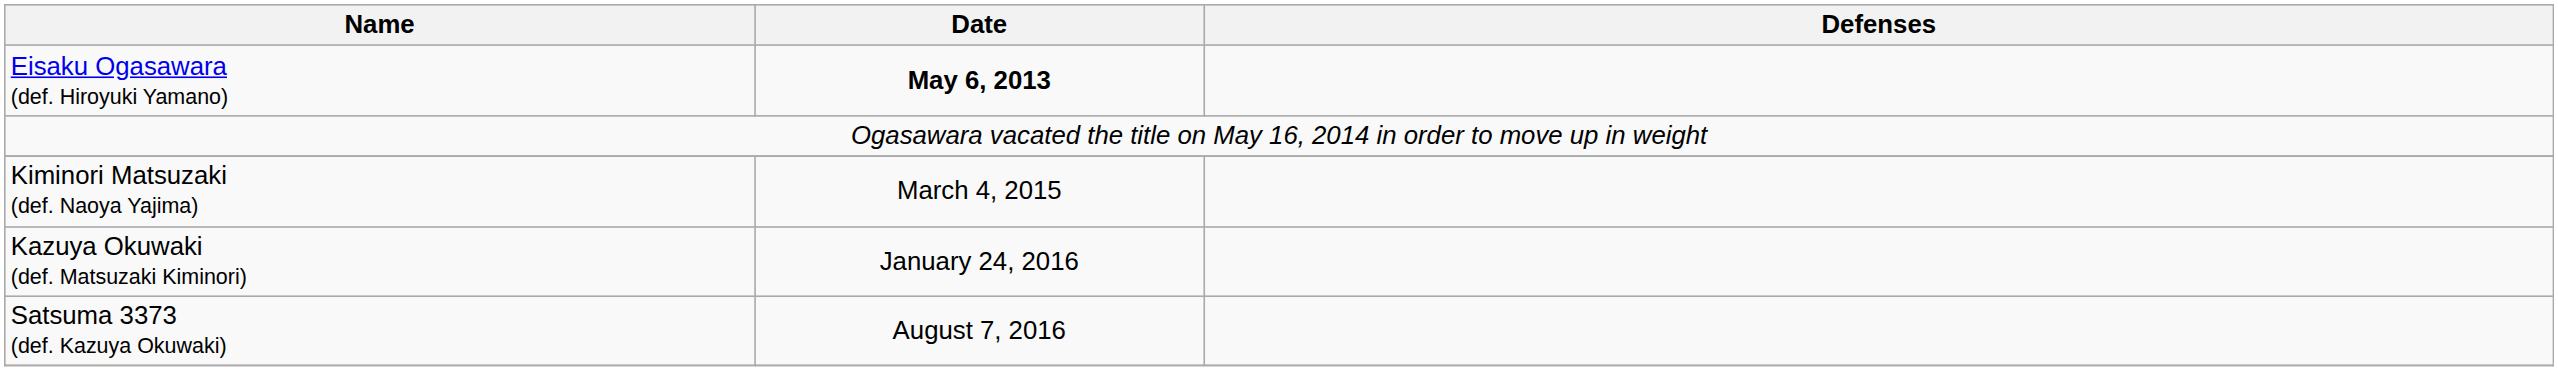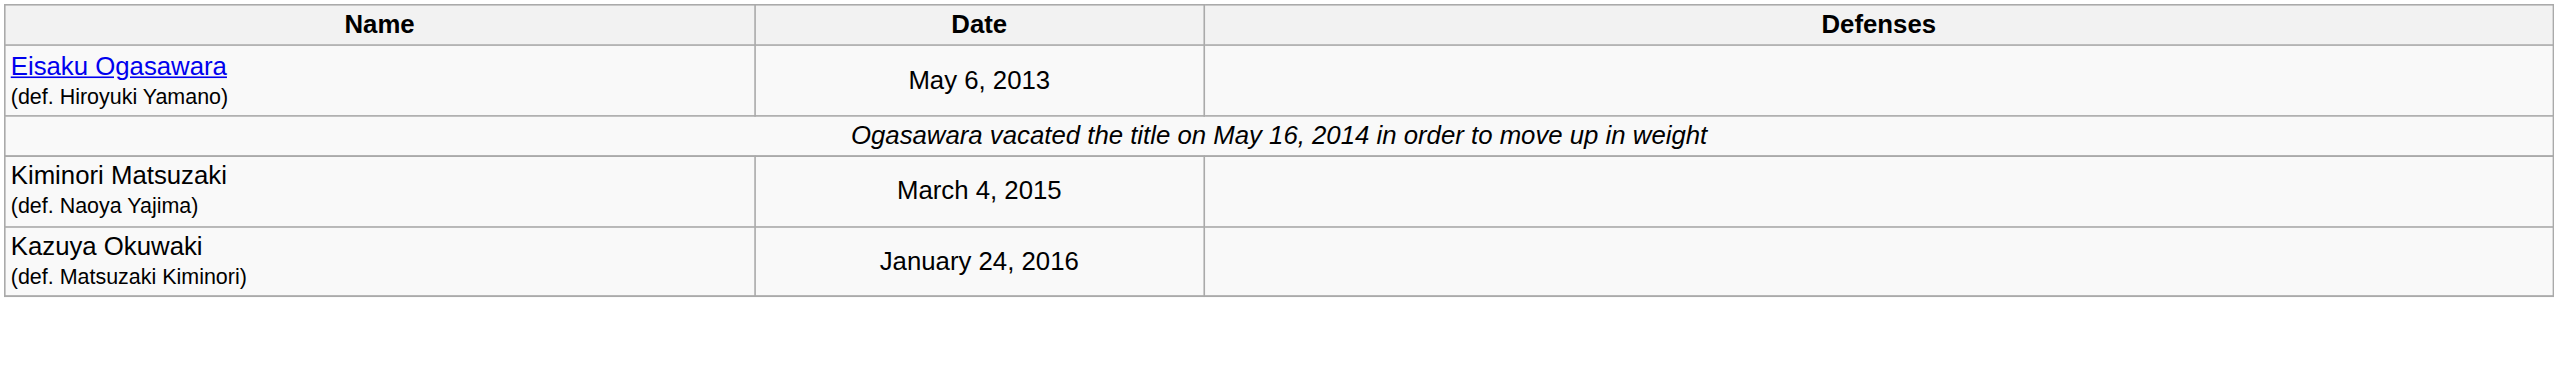(979, 80) bold -> (979, 80) normal
- row: (119, 330)
